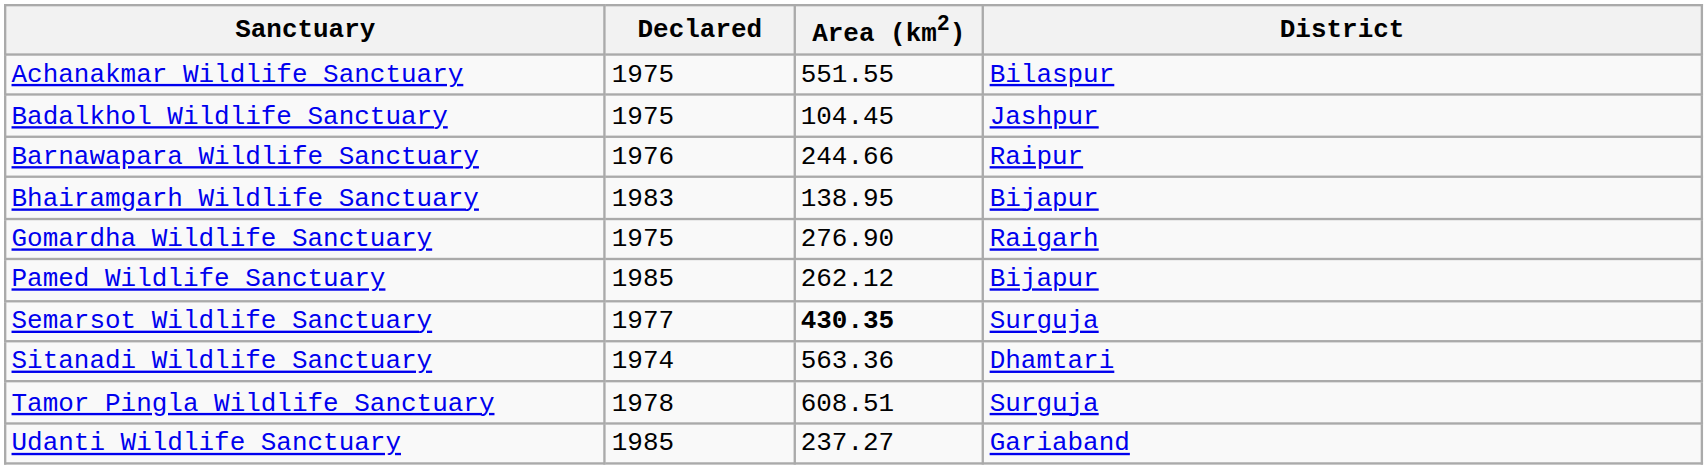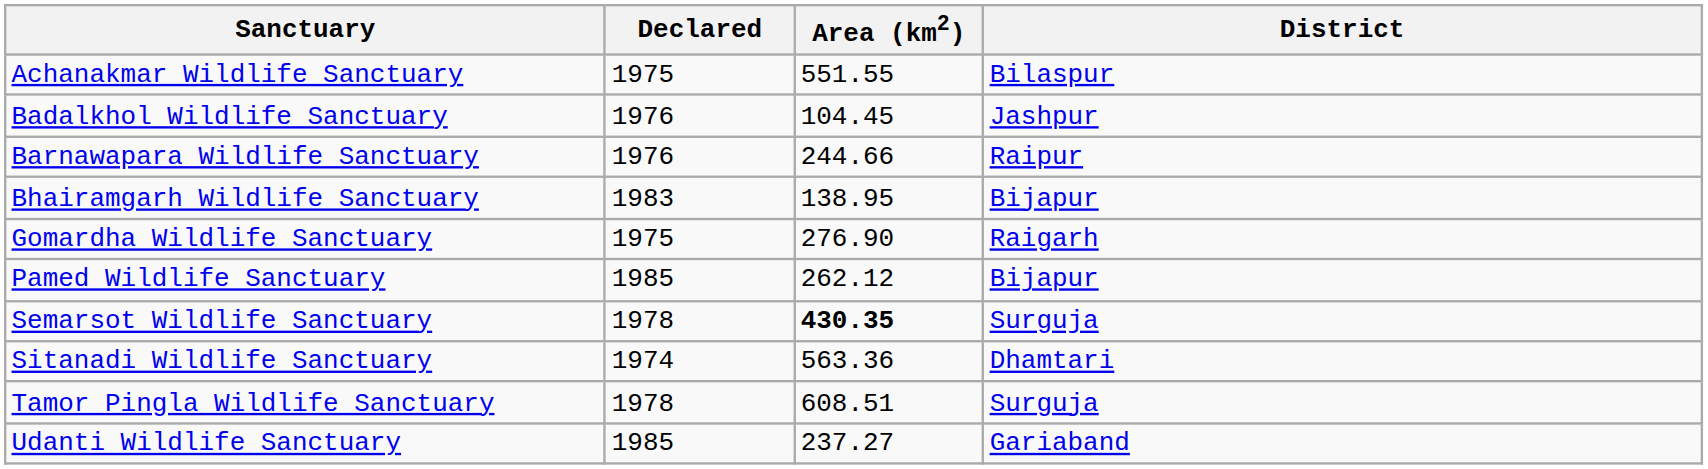(643, 116) 1975 -> (643, 116) 1976
(643, 321) 1977 -> (643, 321) 1978
